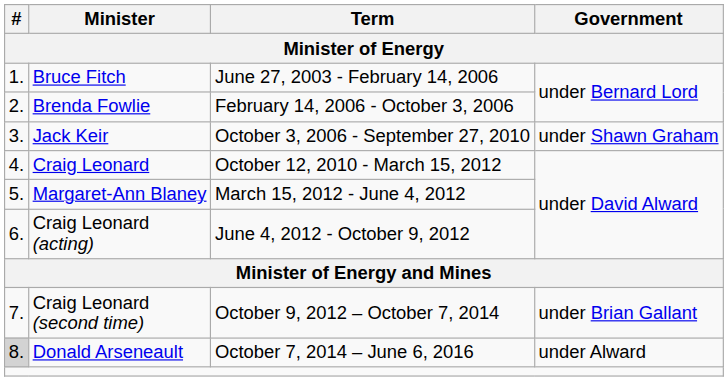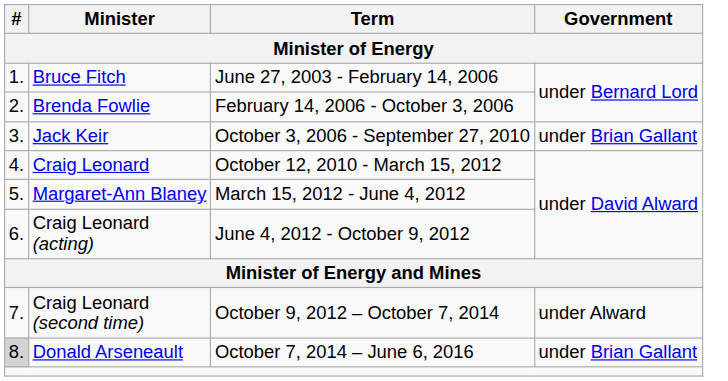(629, 135) under Shawn Graham -> (618, 135) under Brian Gallant
(618, 312) under Brian Gallant -> (592, 312) under Alward
(592, 352) under Alward -> (618, 352) under Brian Gallant
